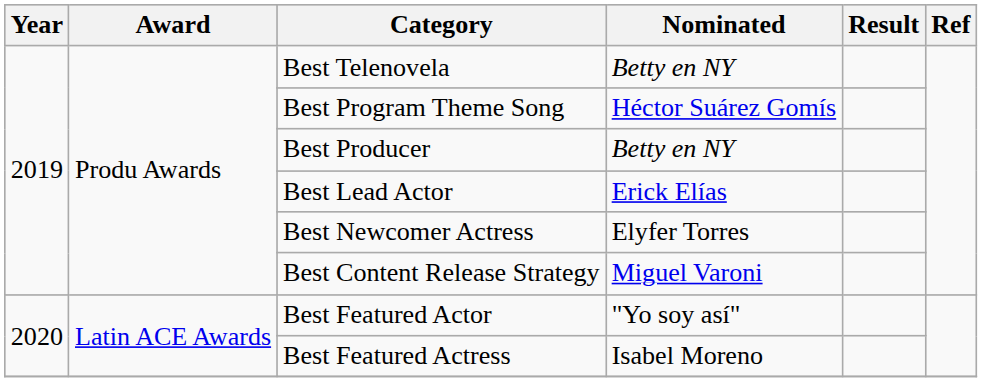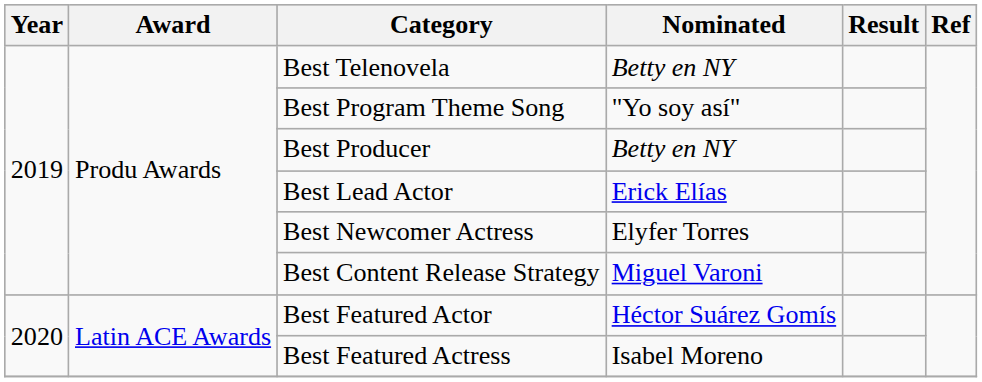(724, 107) Héctor Suárez Gomís -> (676, 107) "Yo soy así"
(676, 314) "Yo soy así" -> (724, 314) Héctor Suárez Gomís
